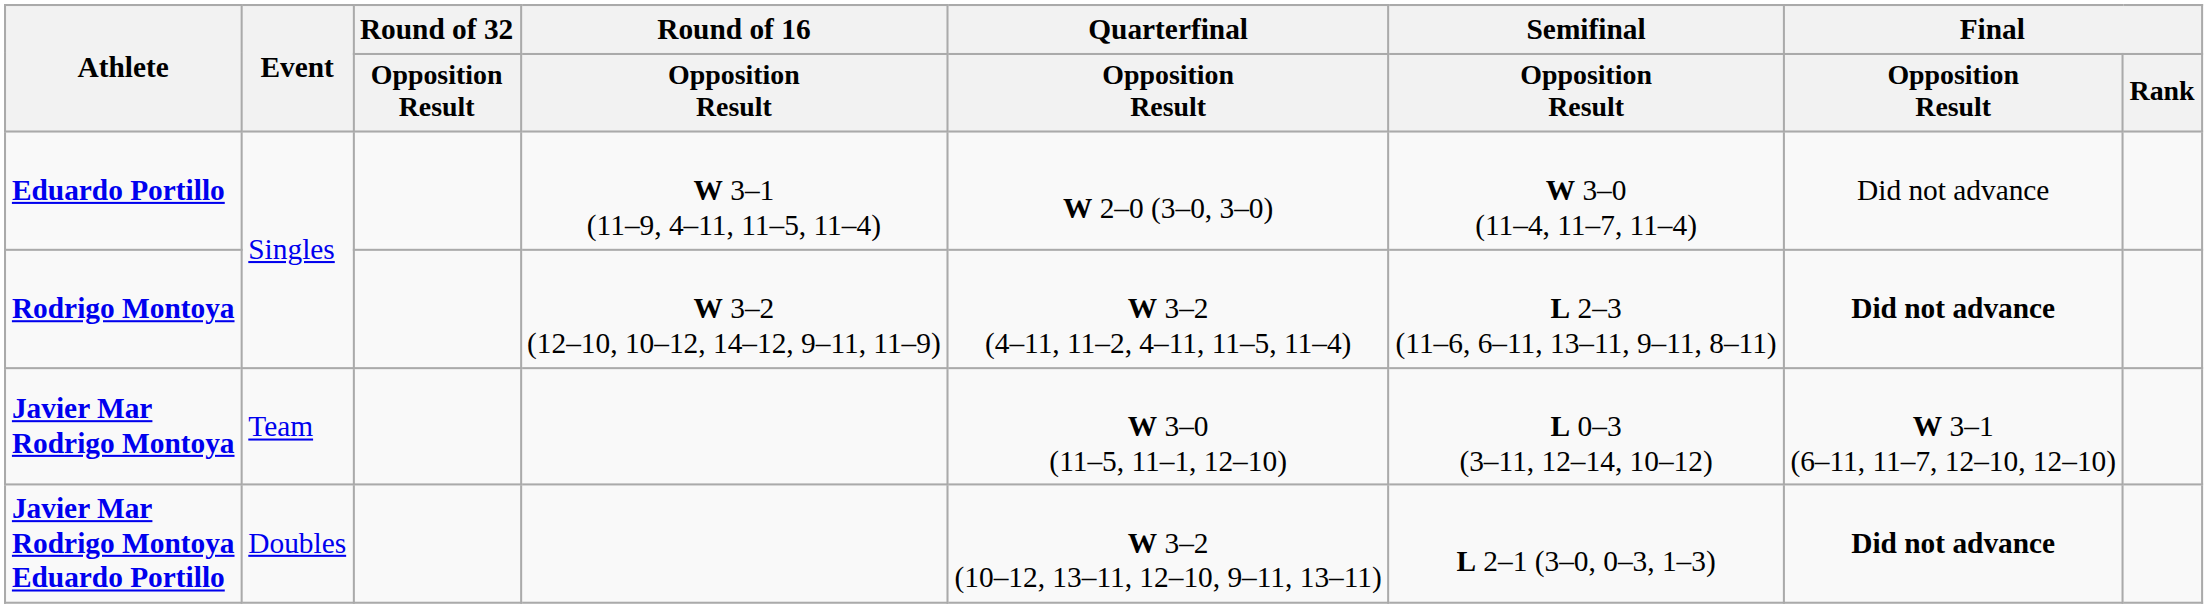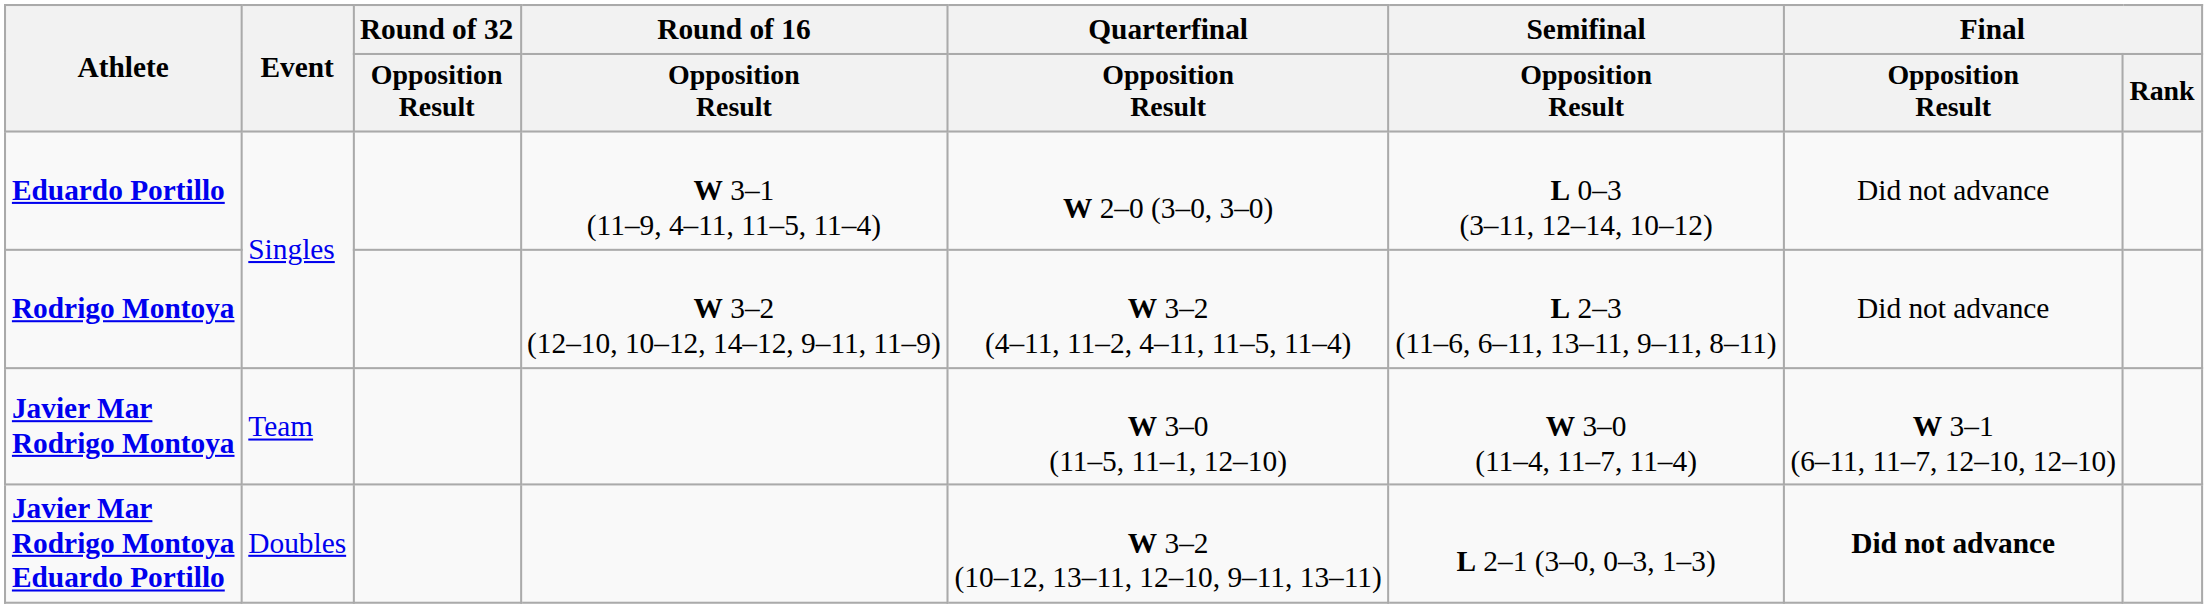(1586, 208) W 3–0 (11–4, 11–7, 11–4) -> (1586, 208) L 0–3 (3–11, 12–14, 10–12)
(1953, 308) bold -> (1953, 308) normal
(1586, 443) L 0–3 (3–11, 12–14, 10–12) -> (1586, 443) W 3–0 (11–4, 11–7, 11–4)
